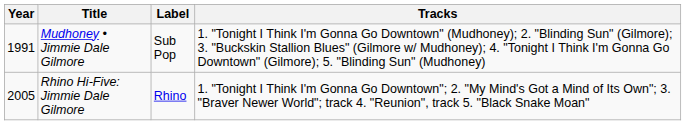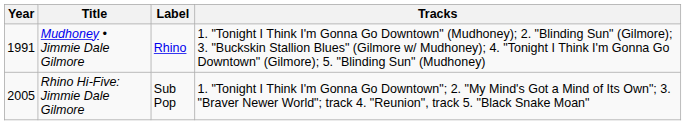(165, 48) Sub Pop -> (170, 48) Rhino
(170, 96) Rhino -> (165, 96) Sub Pop
